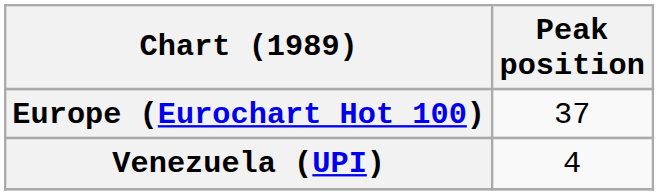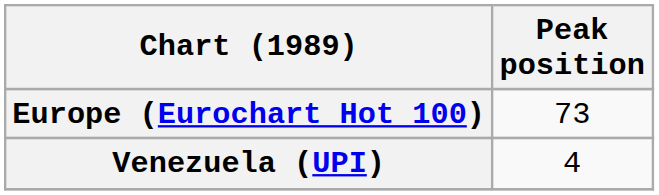(572, 114) 37 -> (572, 114) 73
